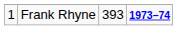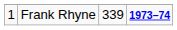(113, 14) 393 -> (113, 14) 339
